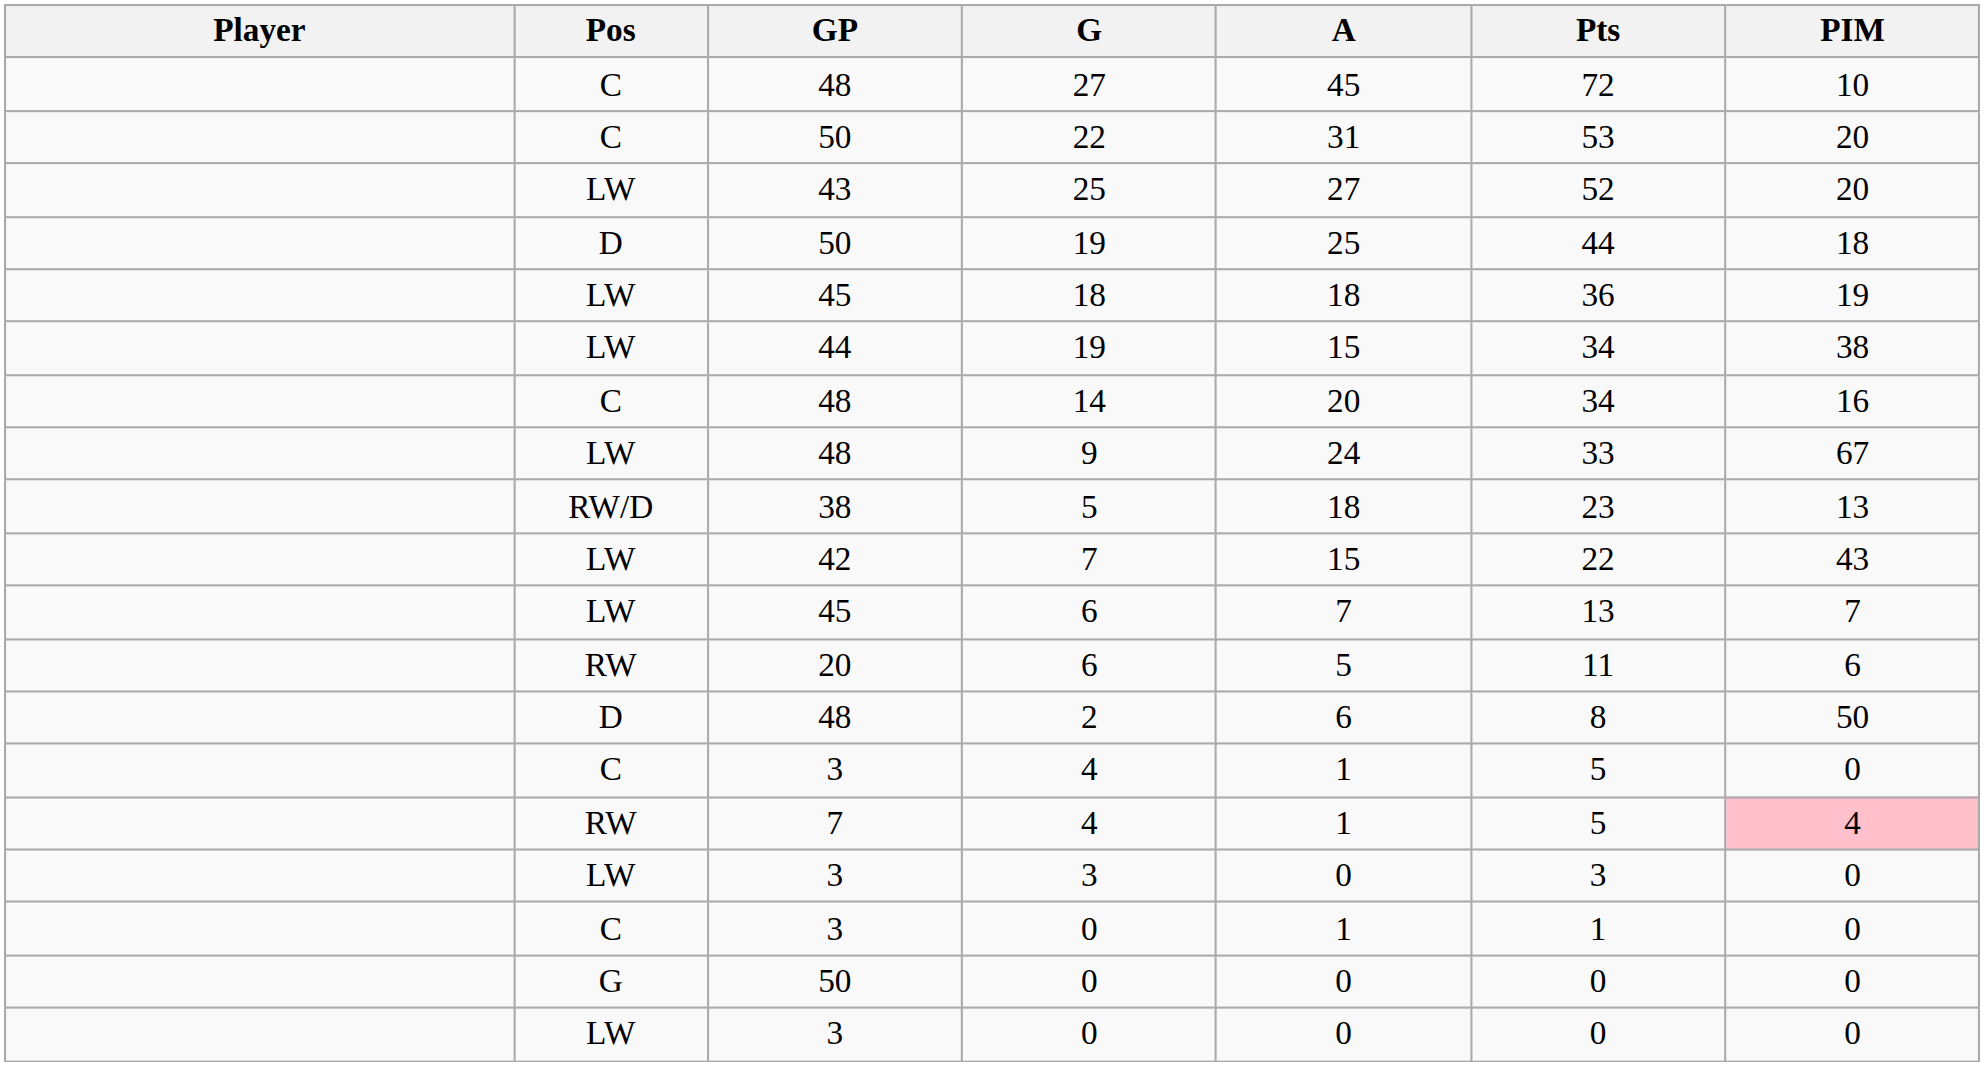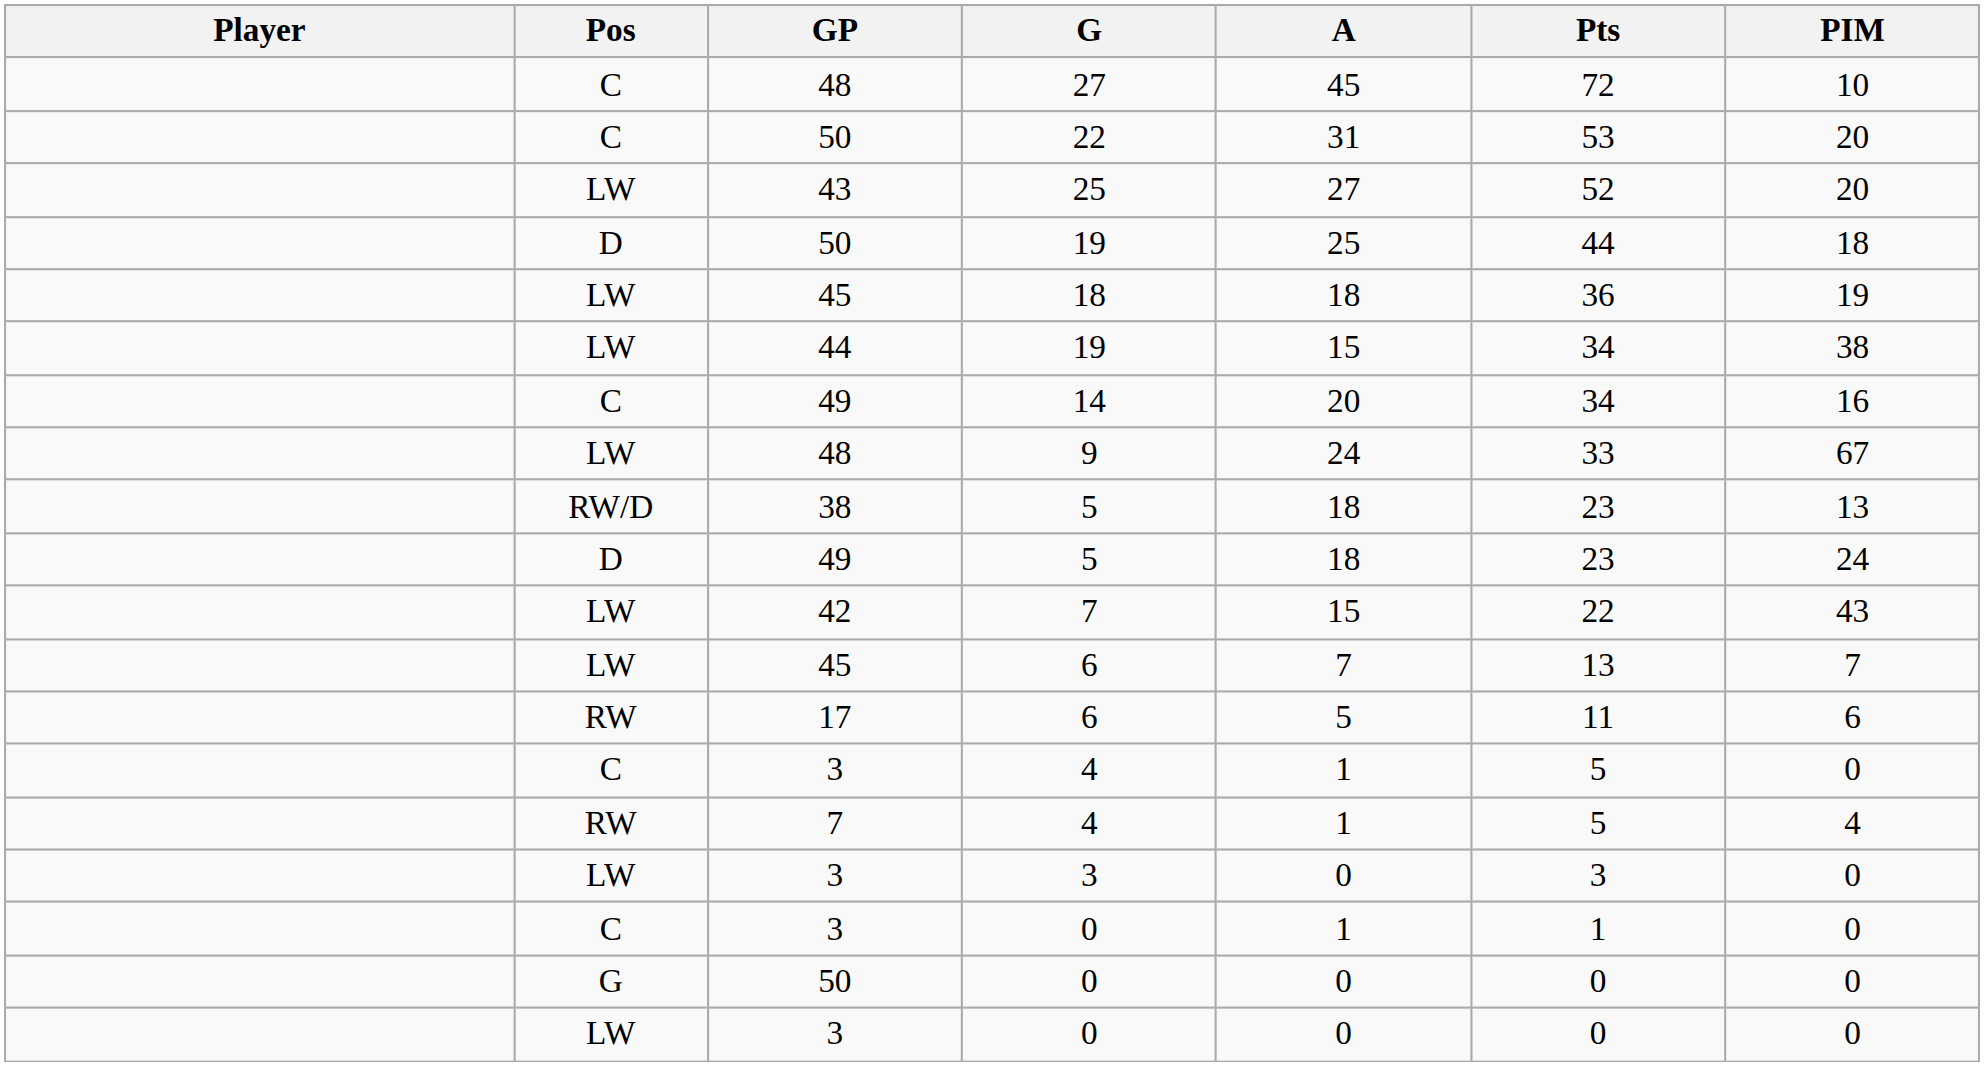(835, 400) 48 -> (835, 400) 49
+ row: (611, 558)
(835, 664) 20 -> (835, 717) 17
- row: (611, 717)
(1853, 822) pink background -> (1853, 822) no background
